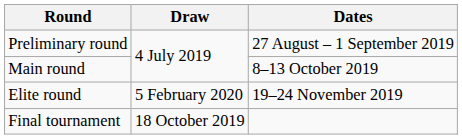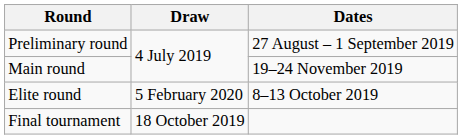(315, 69) 8–13 October 2019 -> (327, 69) 19–24 November 2019
(327, 95) 19–24 November 2019 -> (315, 95) 8–13 October 2019
